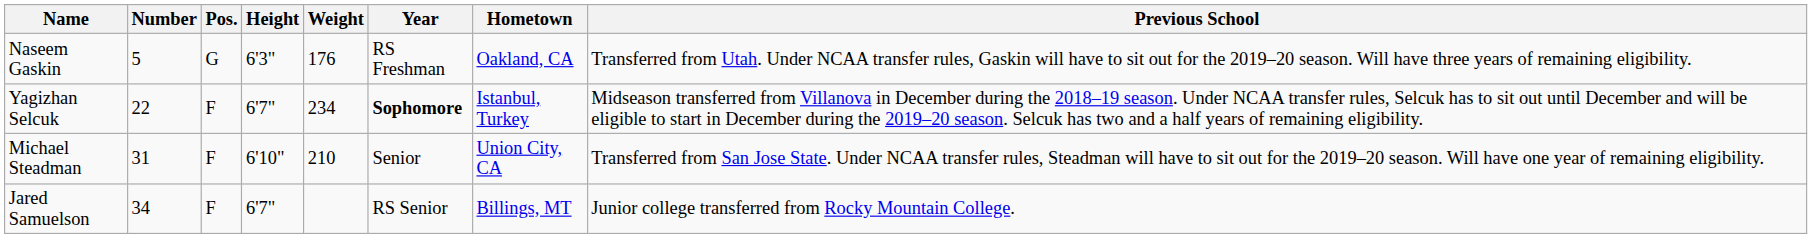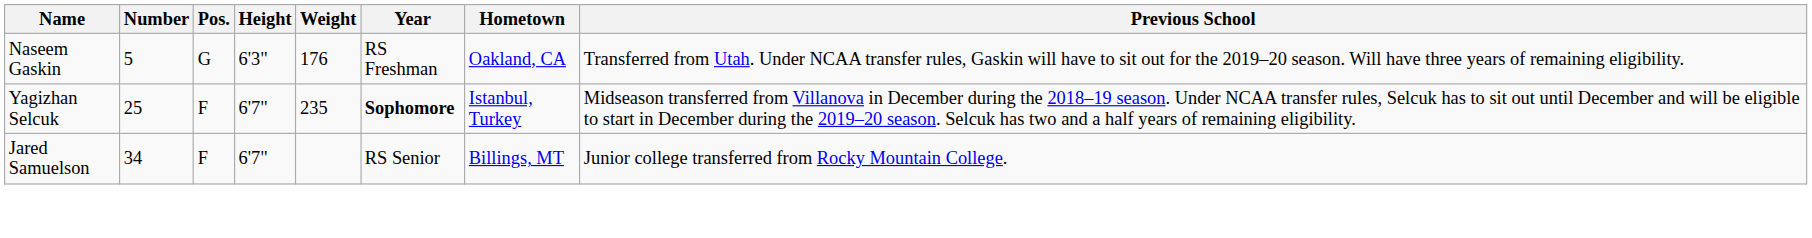(141, 108) 22 -> (133, 108) 25
(322, 108) 234 -> (314, 108) 235
- row: (45, 158)
